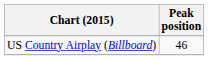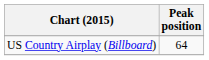(181, 45) 46 -> (181, 45) 64
